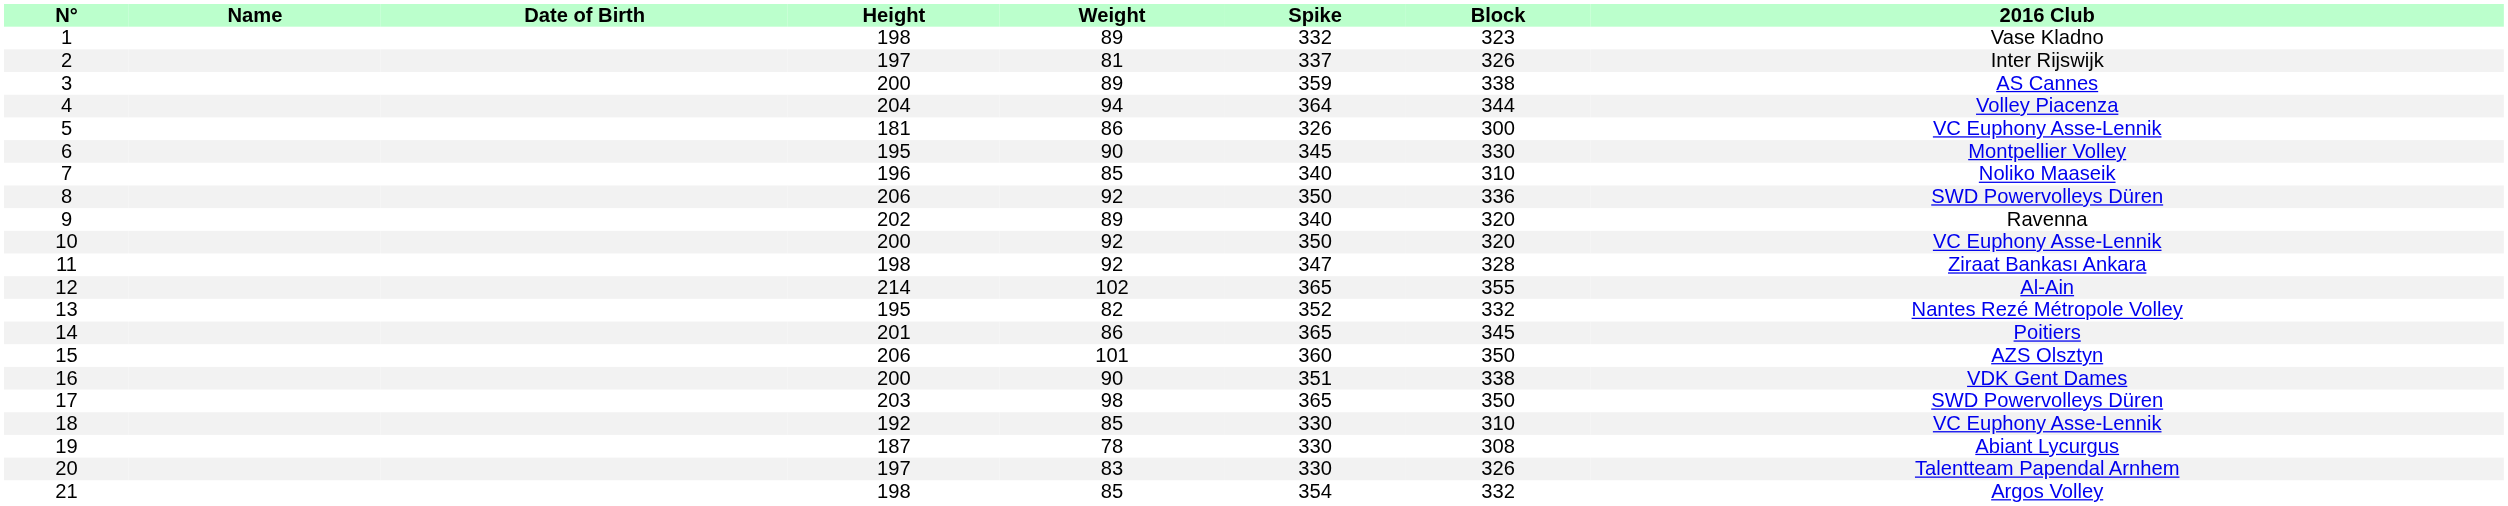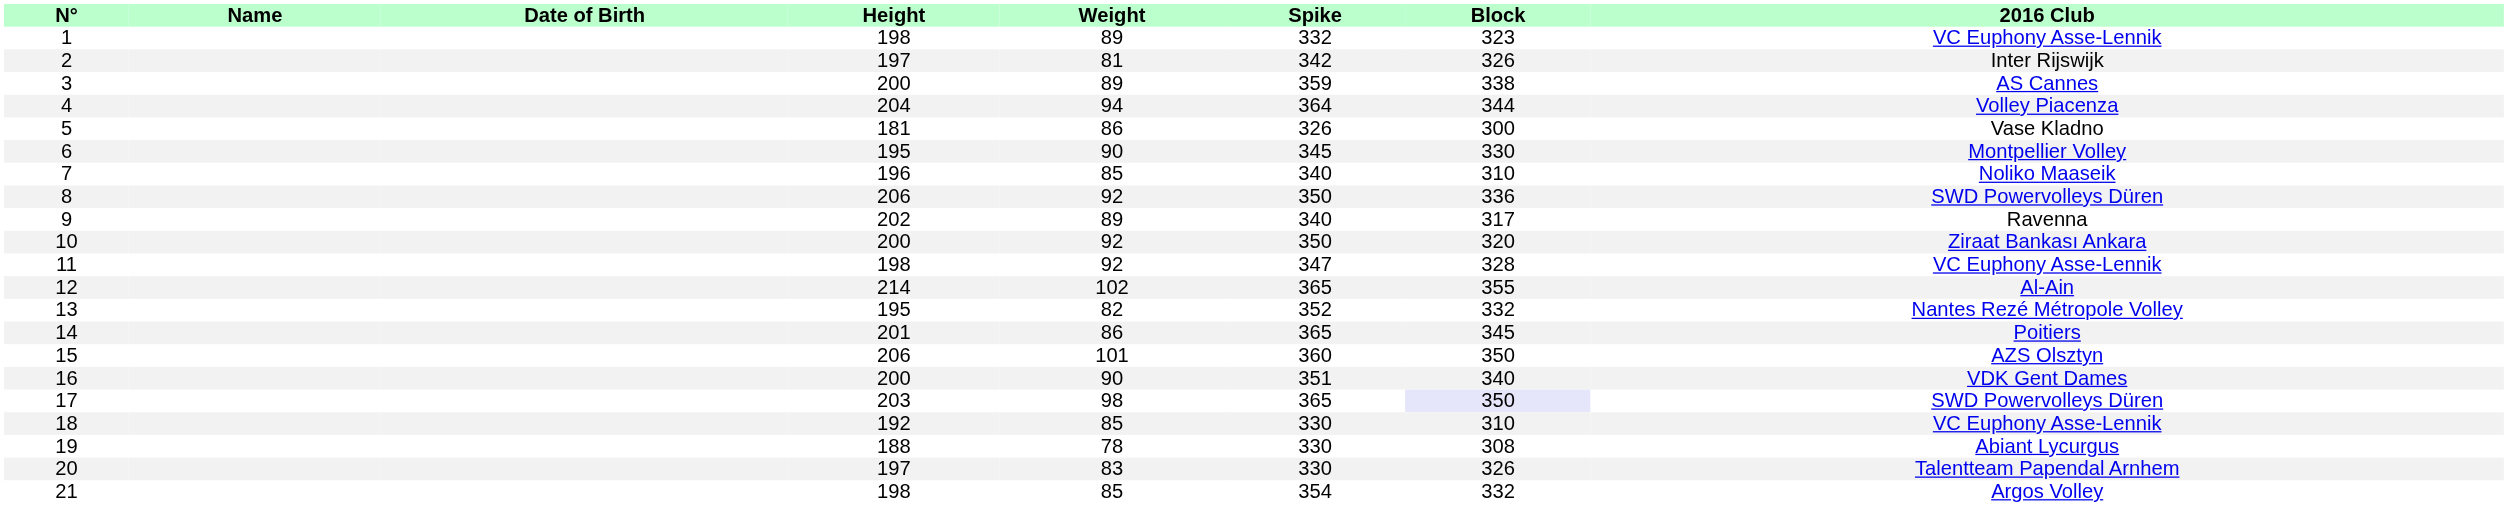(2047, 37) Vase Kladno -> (2047, 37) VC Euphony Asse-Lennik
(1315, 60) 337 -> (1315, 60) 342
(2047, 128) VC Euphony Asse-Lennik -> (2047, 128) Vase Kladno
(1498, 219) 320 -> (1498, 219) 317
(2047, 242) VC Euphony Asse-Lennik -> (2047, 242) Ziraat Bankası Ankara
(2047, 264) Ziraat Bankası Ankara -> (2047, 264) VC Euphony Asse-Lennik
(1498, 378) 338 -> (1498, 378) 340
(1498, 400) no background -> (1498, 400) lavender background
(894, 446) 187 -> (894, 446) 188
